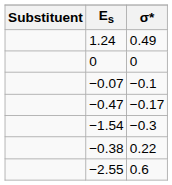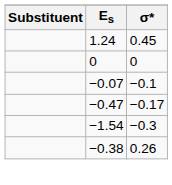(143, 40) 0.49 -> (143, 40) 0.45
(143, 148) 0.22 -> (143, 148) 0.26
- row: (106, 169)
